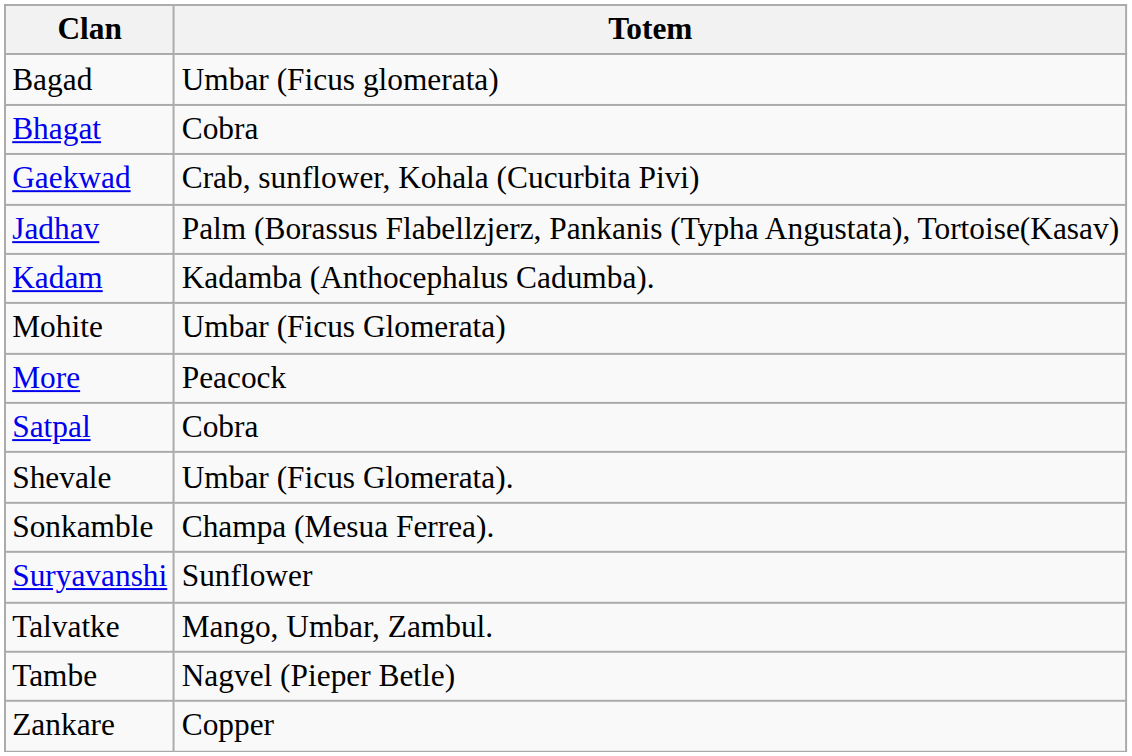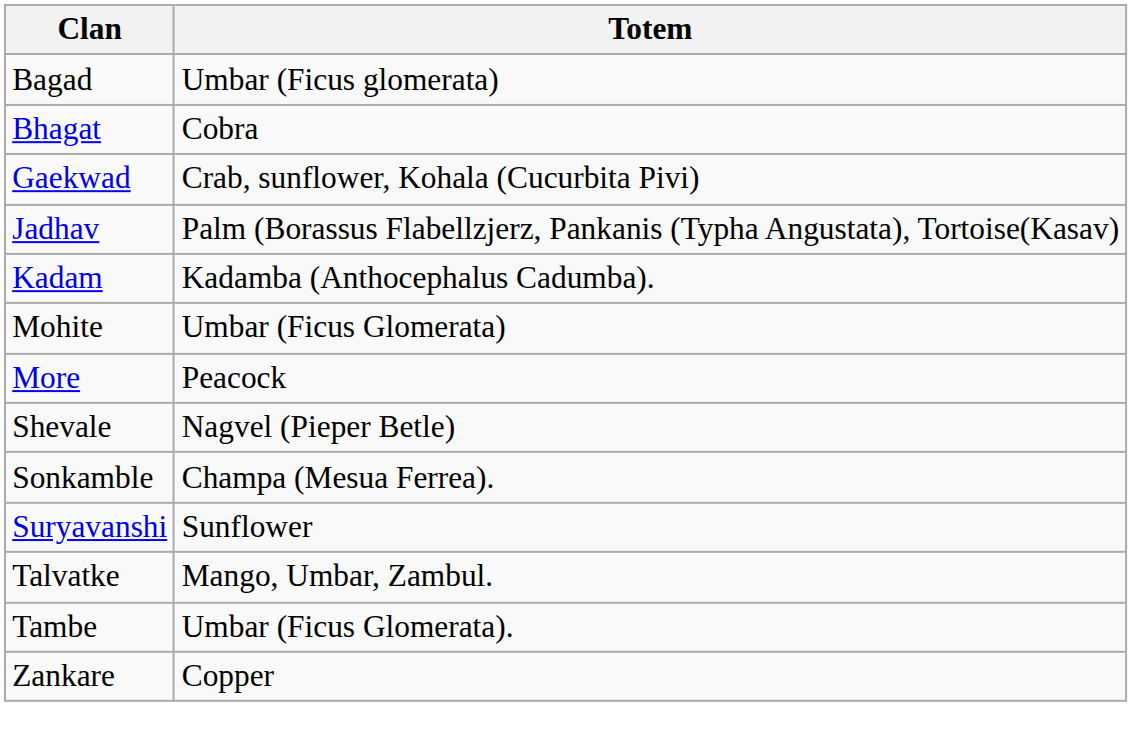- row: (51, 427)
(348, 476) Umbar (Ficus Glomerata). -> (318, 427) Nagvel (Pieper Betle)
(318, 675) Nagvel (Pieper Betle) -> (348, 626) Umbar (Ficus Glomerata).
